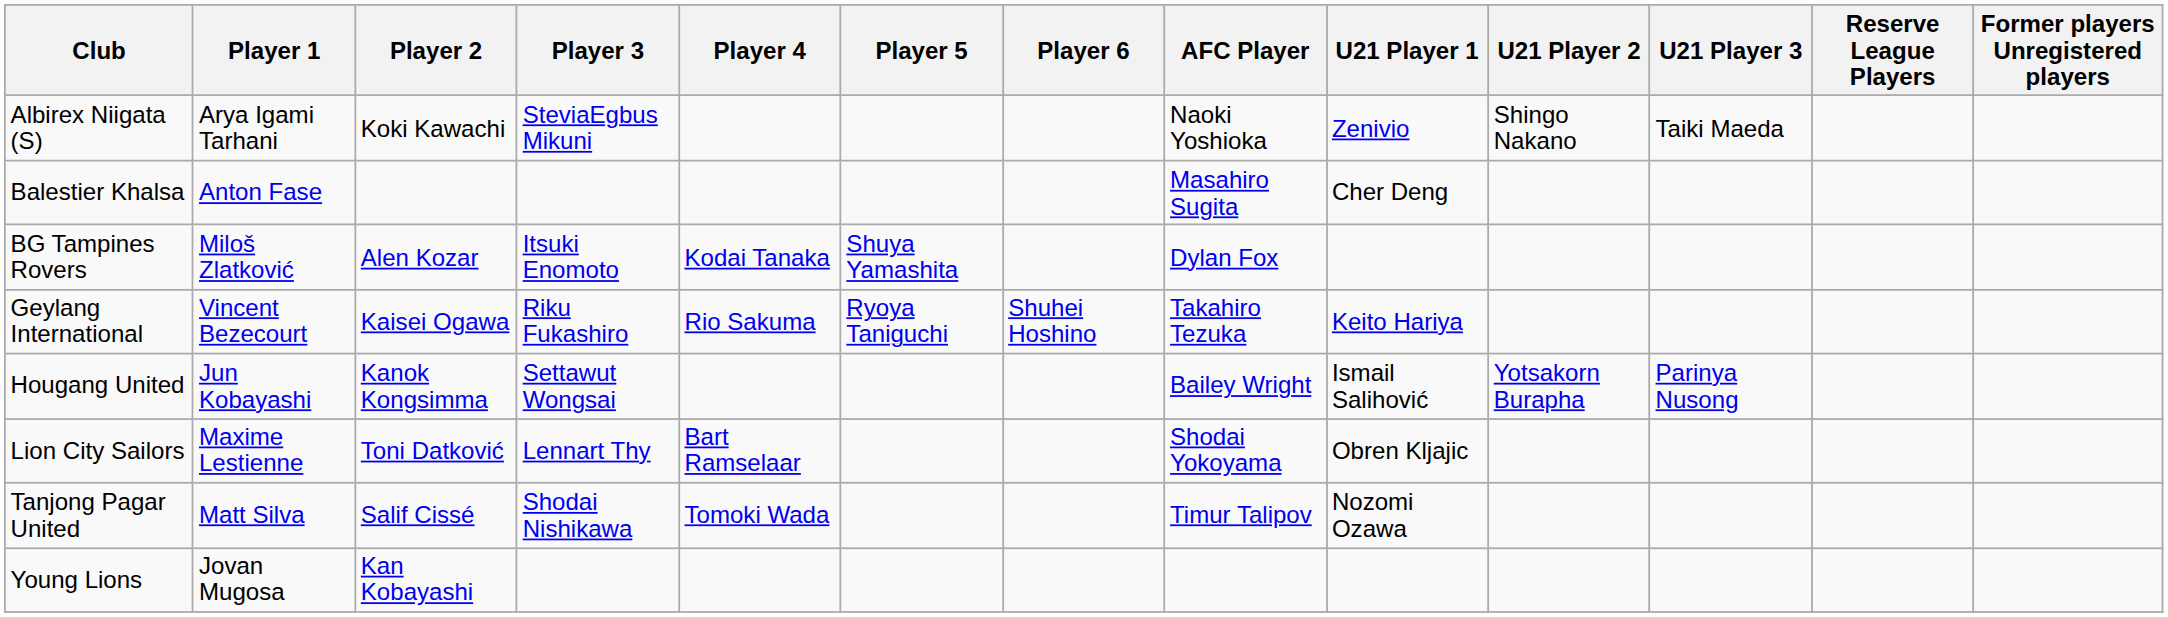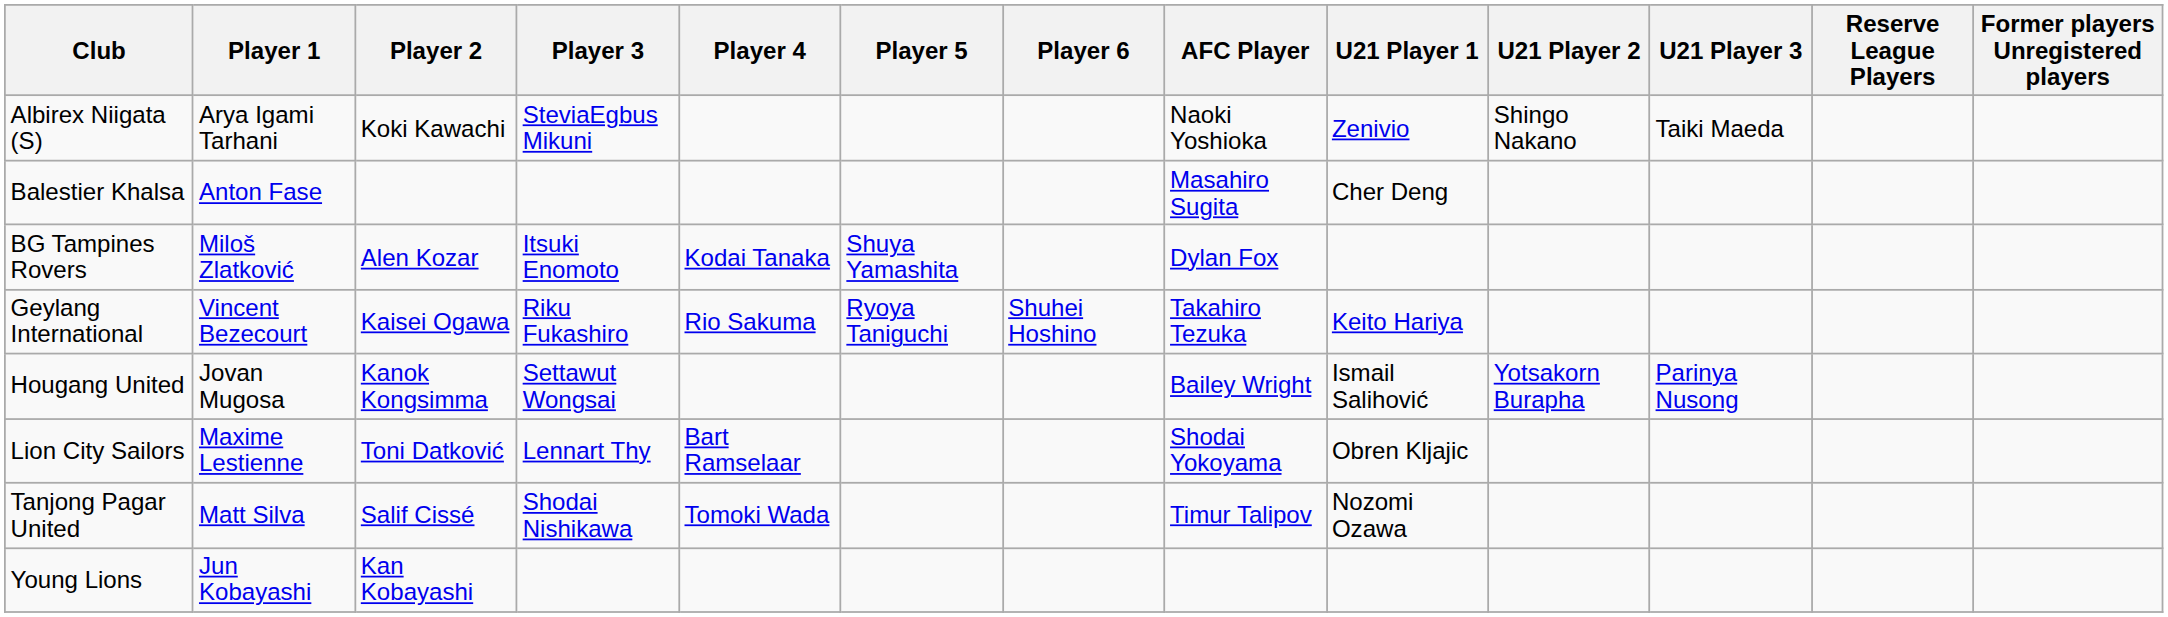(255, 386) Jun Kobayashi -> (242, 386) Jovan Mugosa
(242, 579) Jovan Mugosa -> (255, 579) Jun Kobayashi
